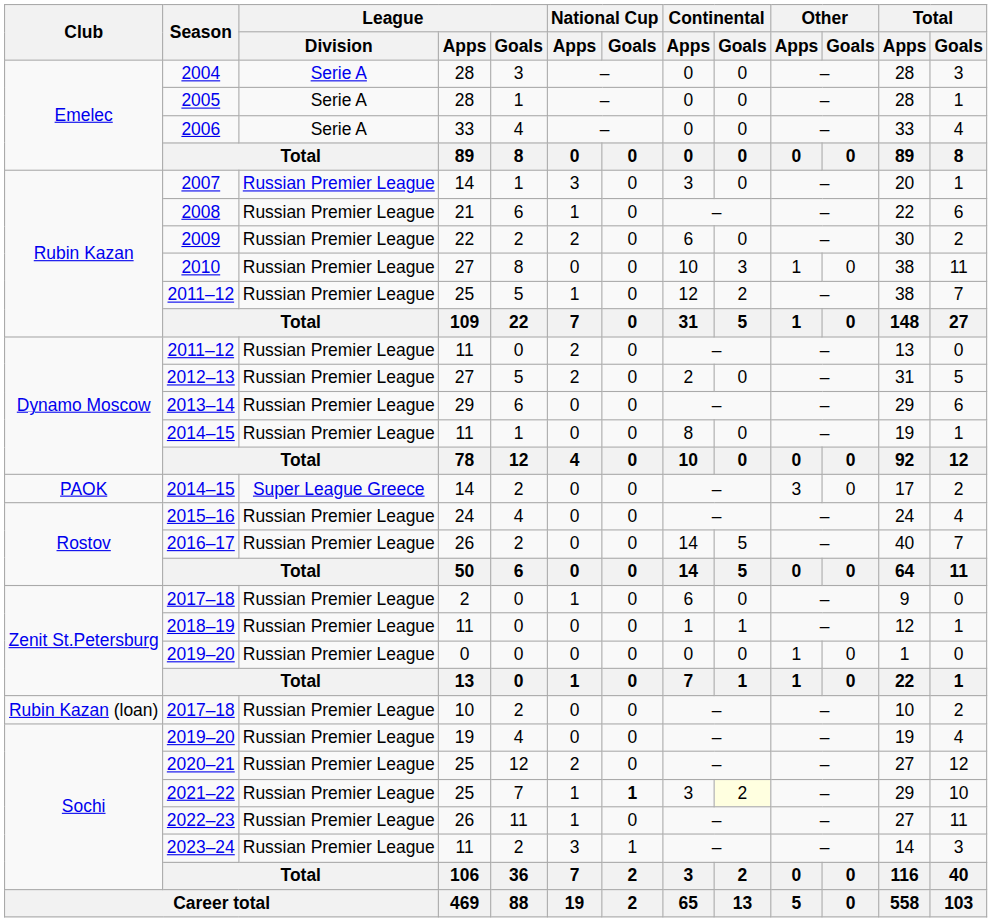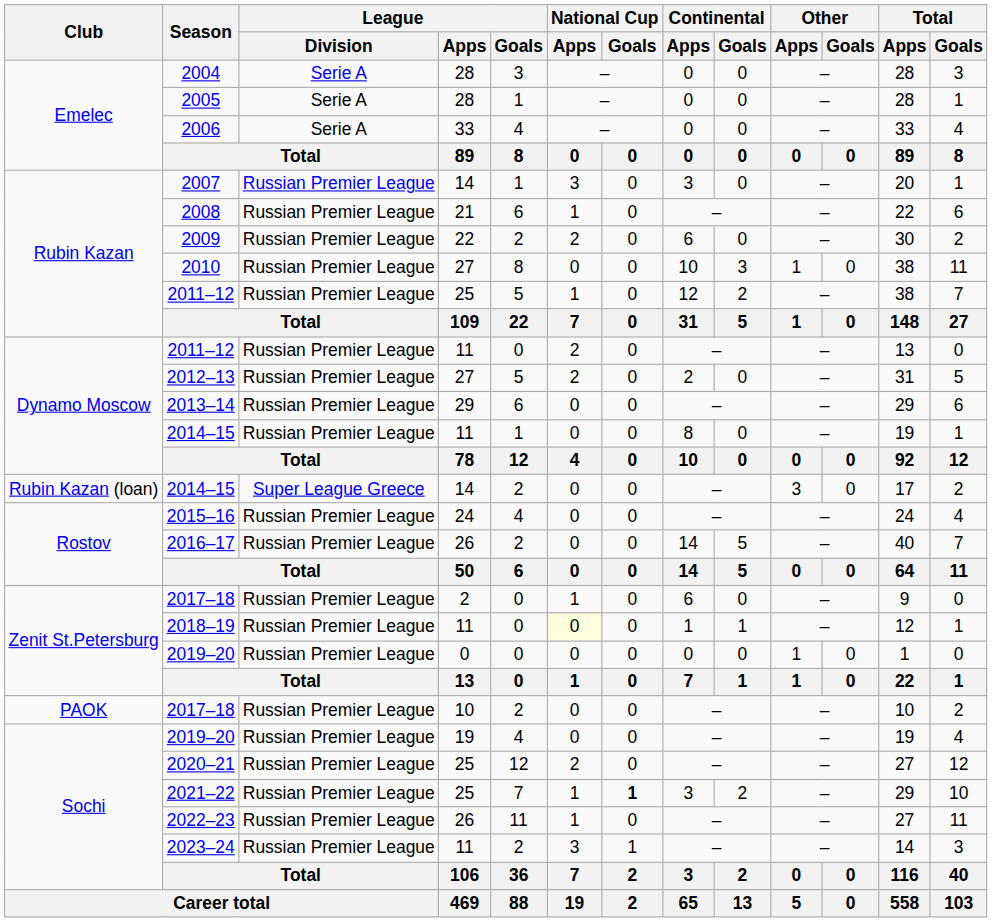(84, 488) PAOK -> (84, 488) Rubin Kazan (loan)
(574, 626) no background -> (574, 626) lightyellow background
(84, 709) Rubin Kazan (loan) -> (84, 709) PAOK
(742, 792) lightyellow background -> (742, 792) no background
